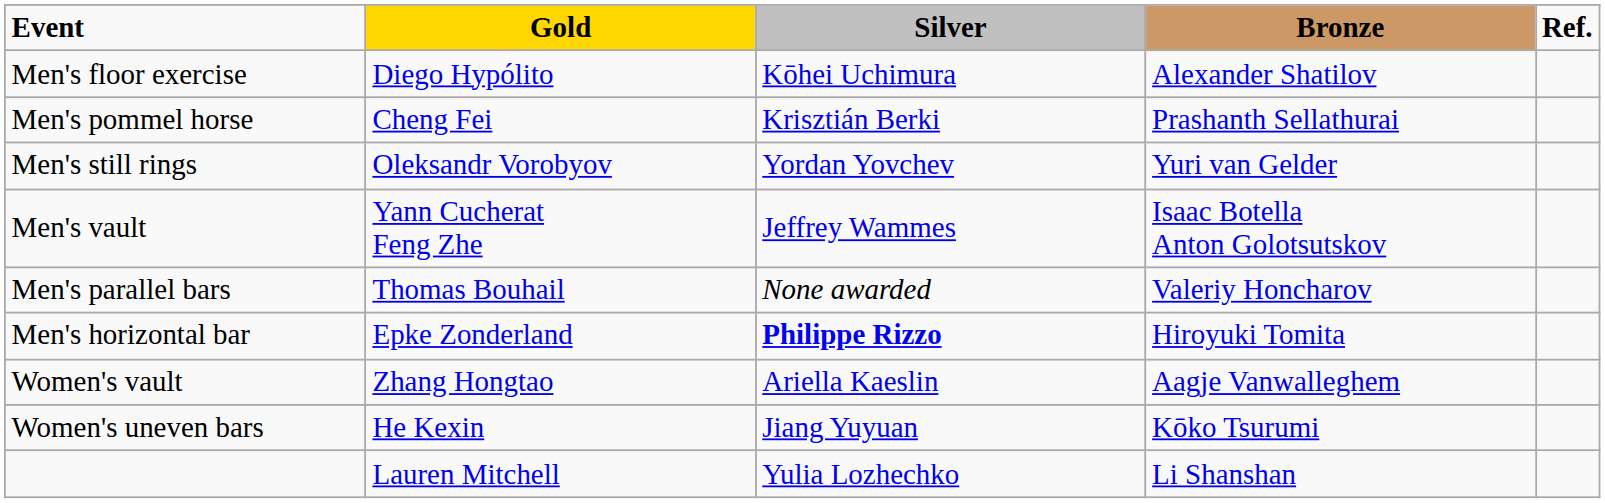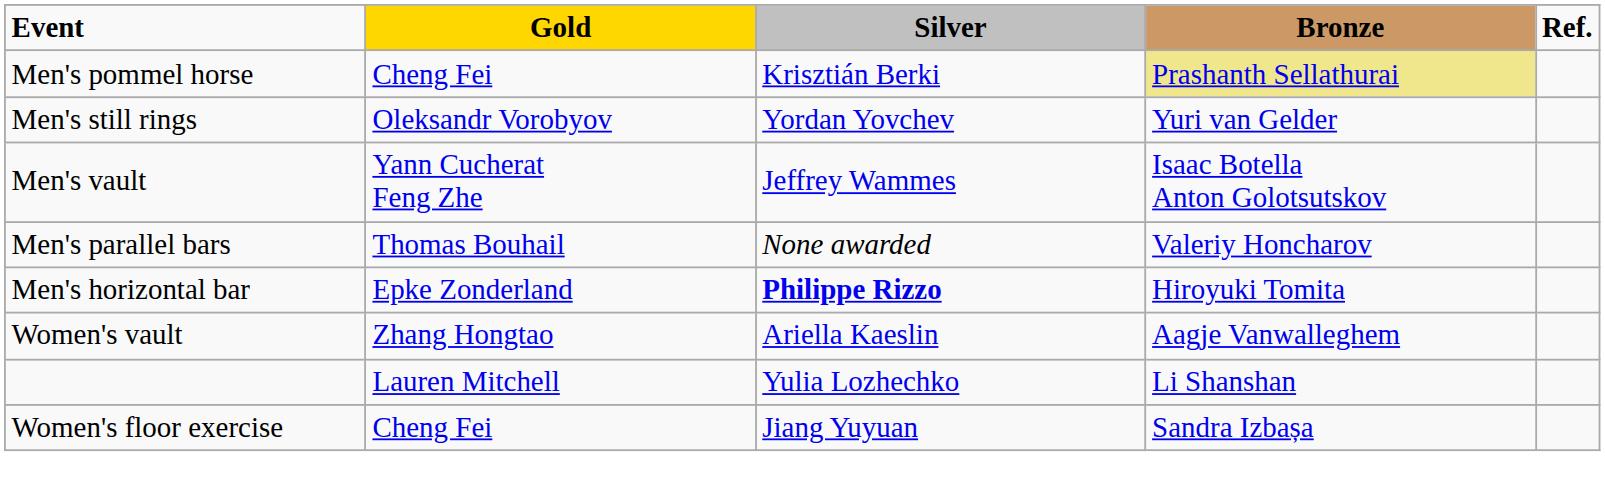- row: (129, 73)
(1276, 119) no background -> (1276, 73) khaki background
- row: (138, 427)
+ row: (147, 427)
